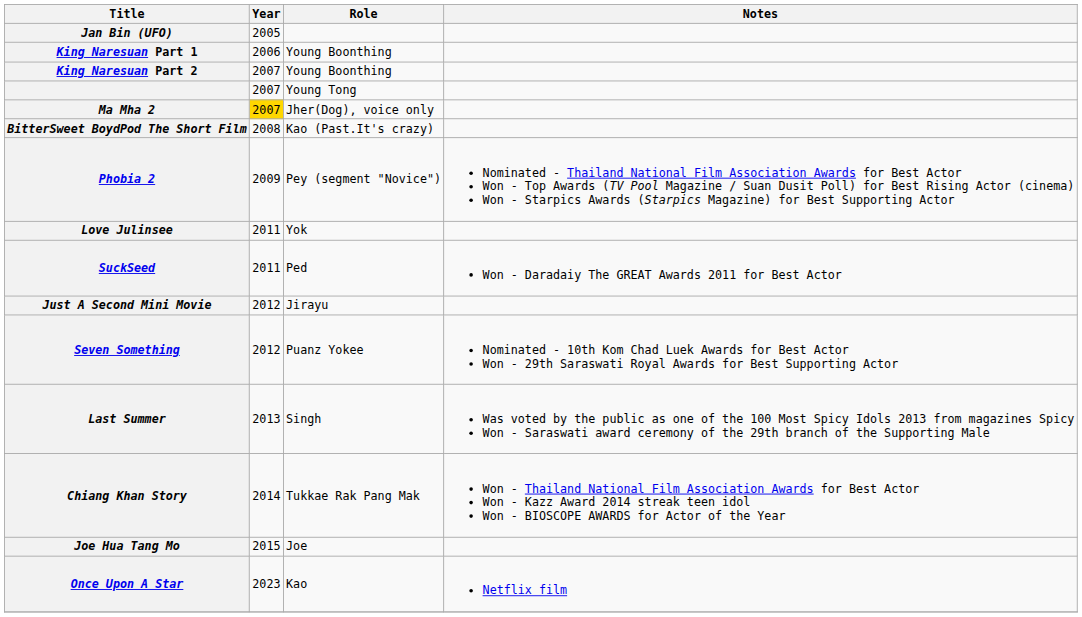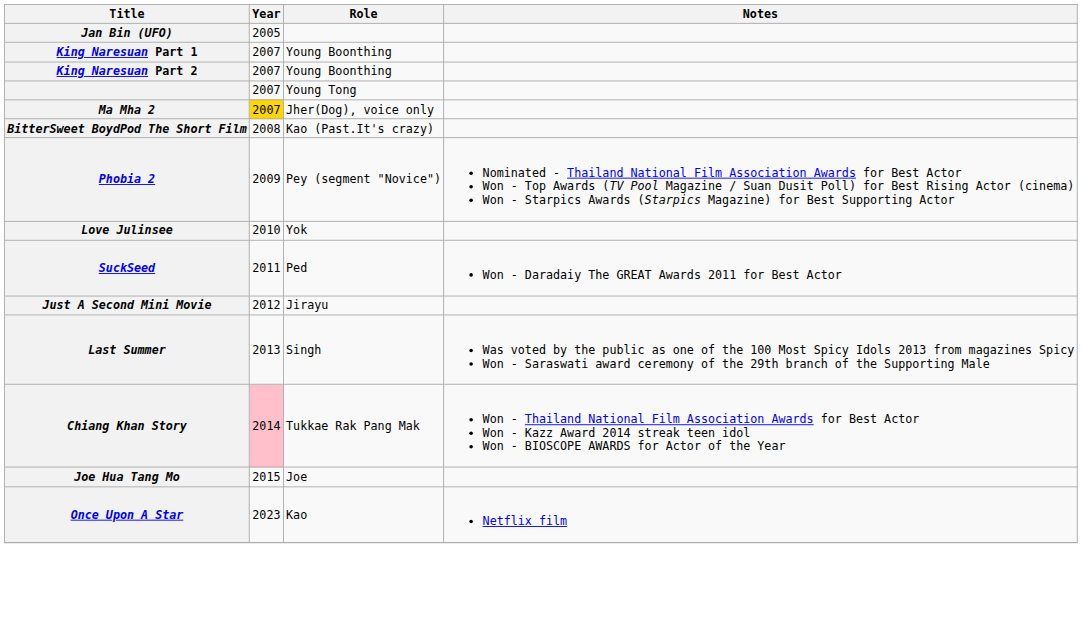(266, 52) 2006 -> (266, 52) 2007
(266, 230) 2011 -> (266, 230) 2010
- row: (127, 350)
(266, 495) no background -> (266, 426) pink background
